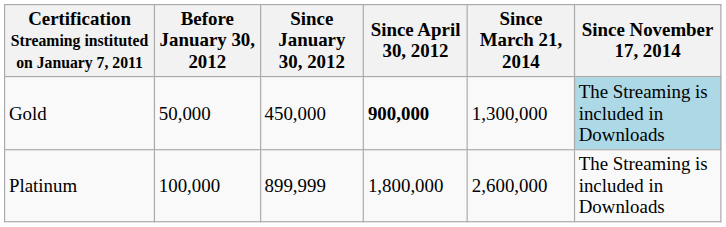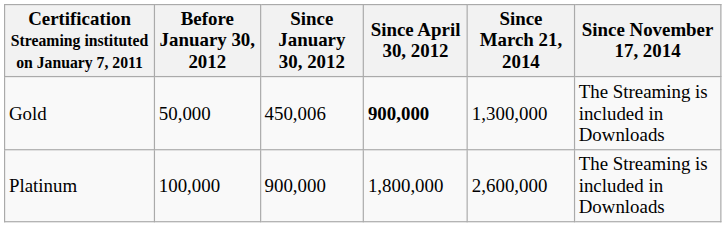(295, 113) 450,000 -> (295, 113) 450,006
(643, 113) lightblue background -> (643, 113) no background
(295, 185) 899,999 -> (295, 185) 900,000
